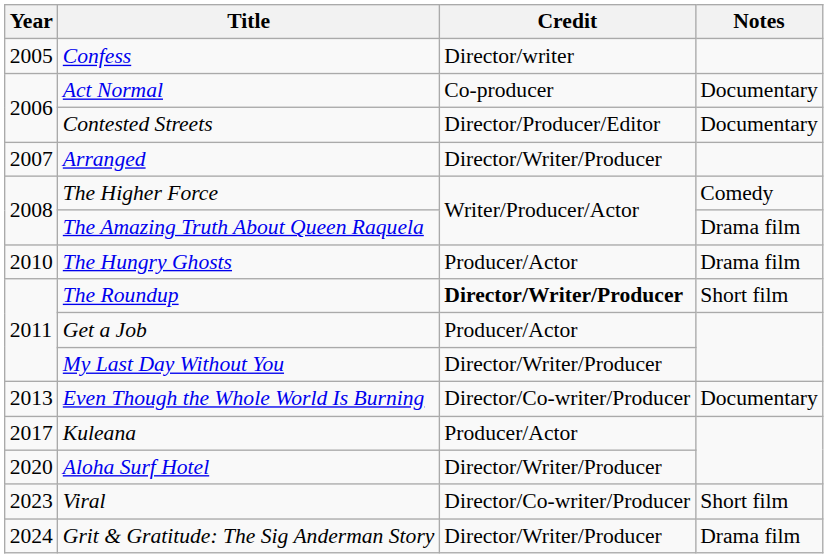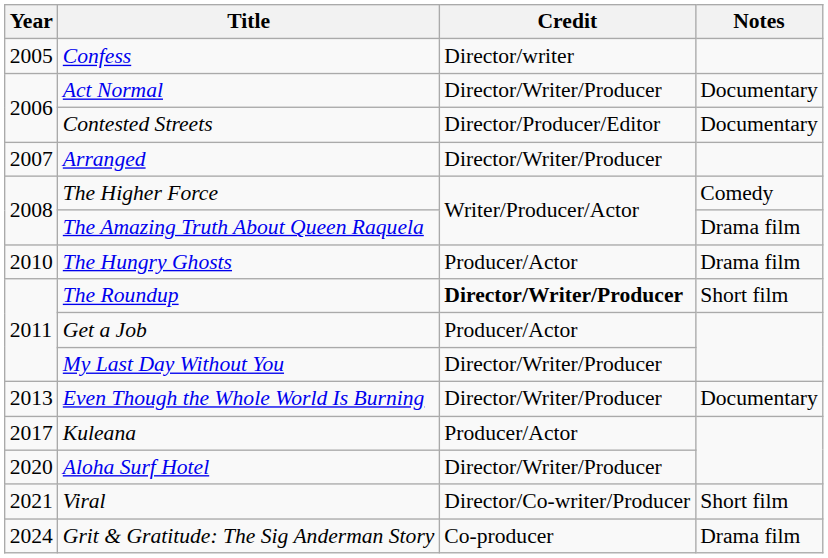(499, 90) Co-producer -> (553, 90) Director/Writer/Producer
(567, 398) Director/Co-writer/Producer -> (553, 398) Director/Writer/Producer
(31, 501) 2023 -> (31, 501) 2021
(553, 535) Director/Writer/Producer -> (499, 535) Co-producer
